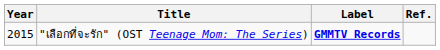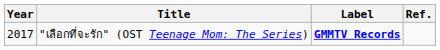(20, 34) 2015 -> (20, 34) 2017
